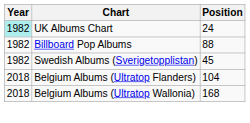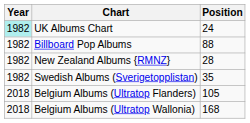+ row: (102, 61)
(208, 61) 45 -> (208, 77) 35
(211, 77) 104 -> (211, 93) 105
